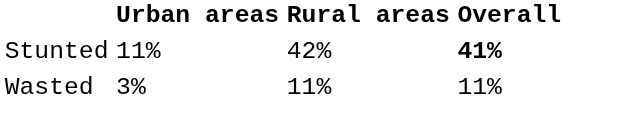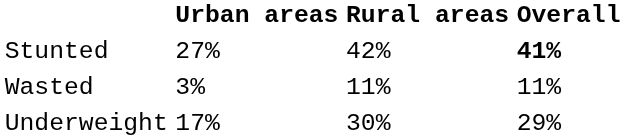(138, 51) 11% -> (198, 51) 27%
+ row: (86, 123)
